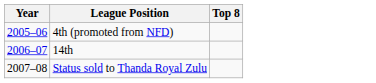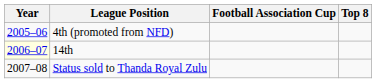+ column: (274, 13)
(27, 50) no background -> (27, 50) lightyellow background
